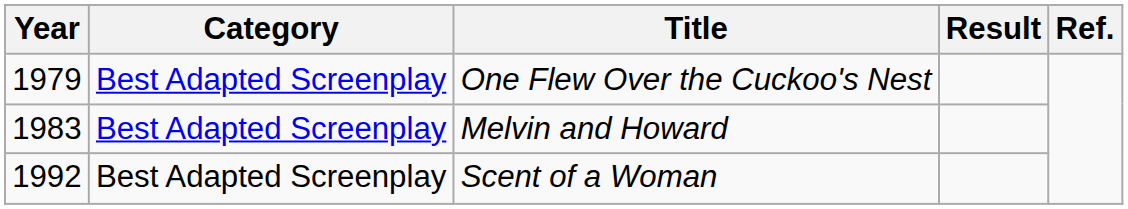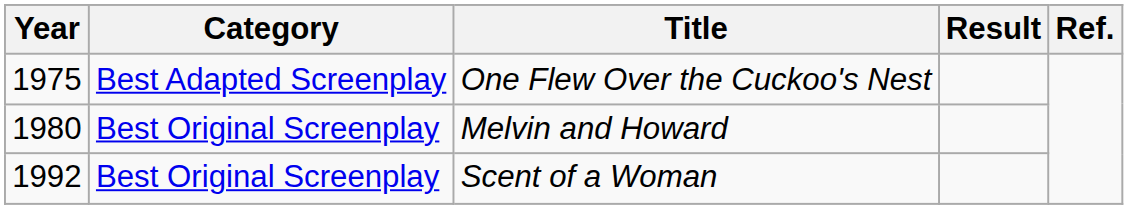(47, 78) 1979 -> (47, 78) 1975
(47, 128) 1983 -> (47, 128) 1980
(271, 128) Best Adapted Screenplay -> (268, 128) Best Original Screenplay
(271, 177) Best Adapted Screenplay -> (268, 177) Best Original Screenplay
